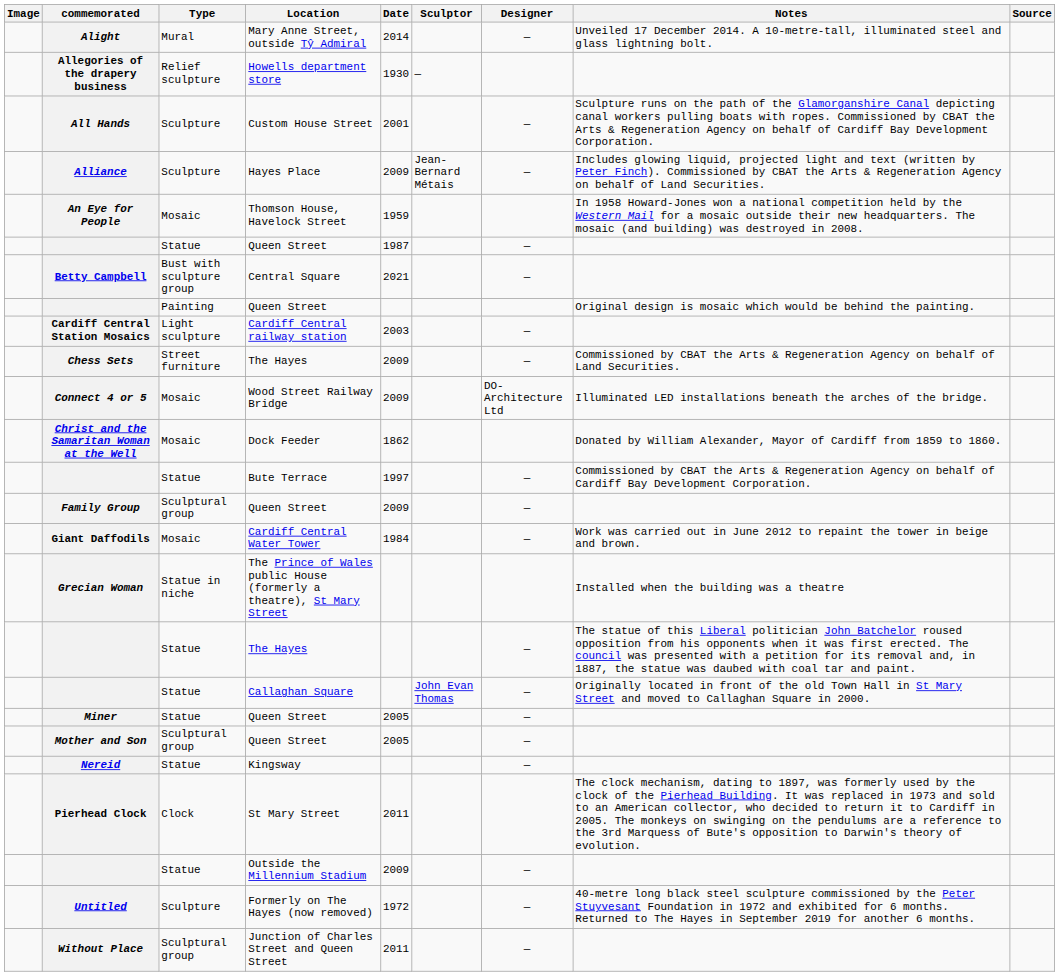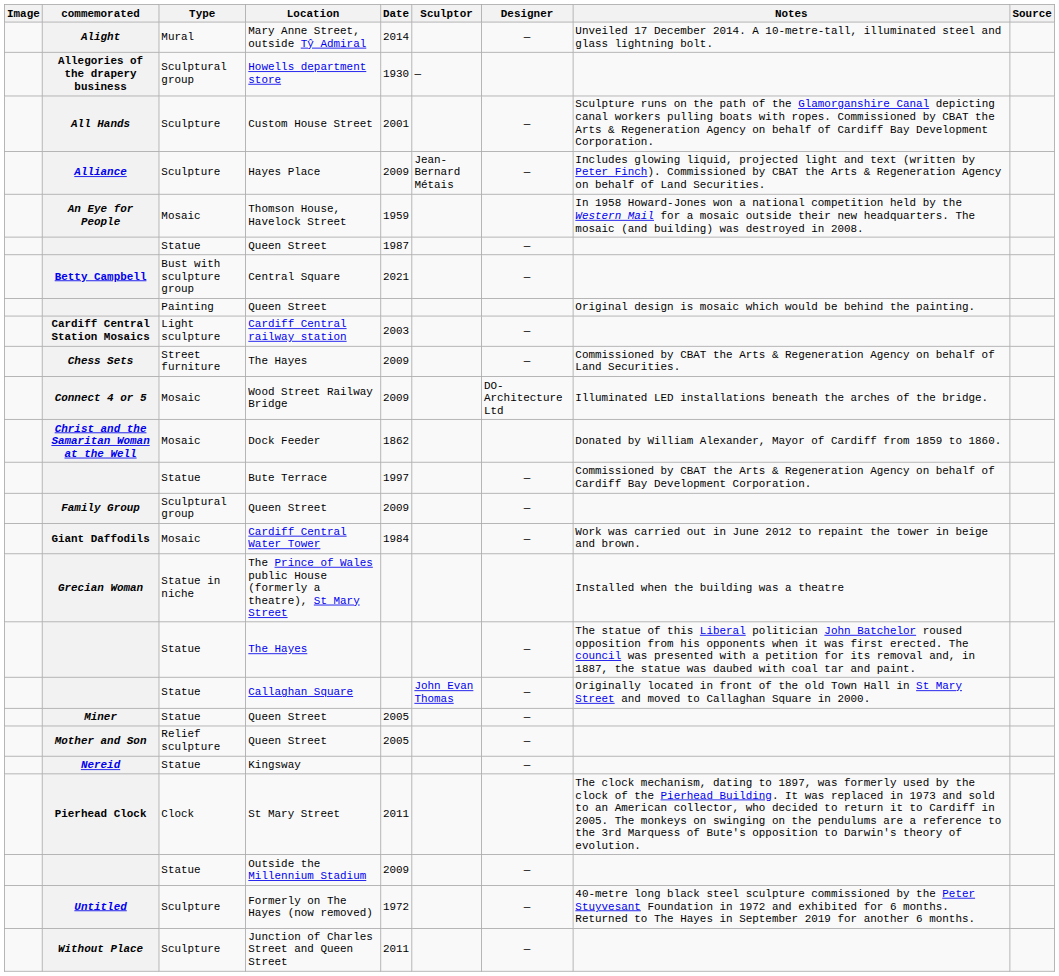(191, 74) Relief sculpture -> (194, 74) Sculptural group
(194, 741) Sculptural group -> (191, 741) Relief sculpture
(194, 950) Sculptural group -> (191, 950) Sculpture
